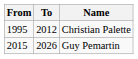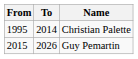(47, 29) 2012 -> (47, 29) 2014
